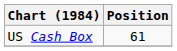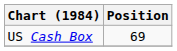(138, 36) 61 -> (138, 36) 69
